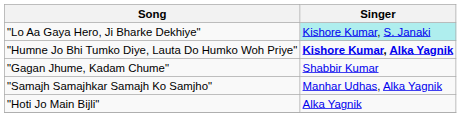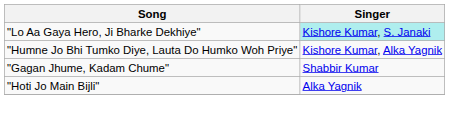(378, 50) bold -> (372, 50) normal
- row: (110, 86)
